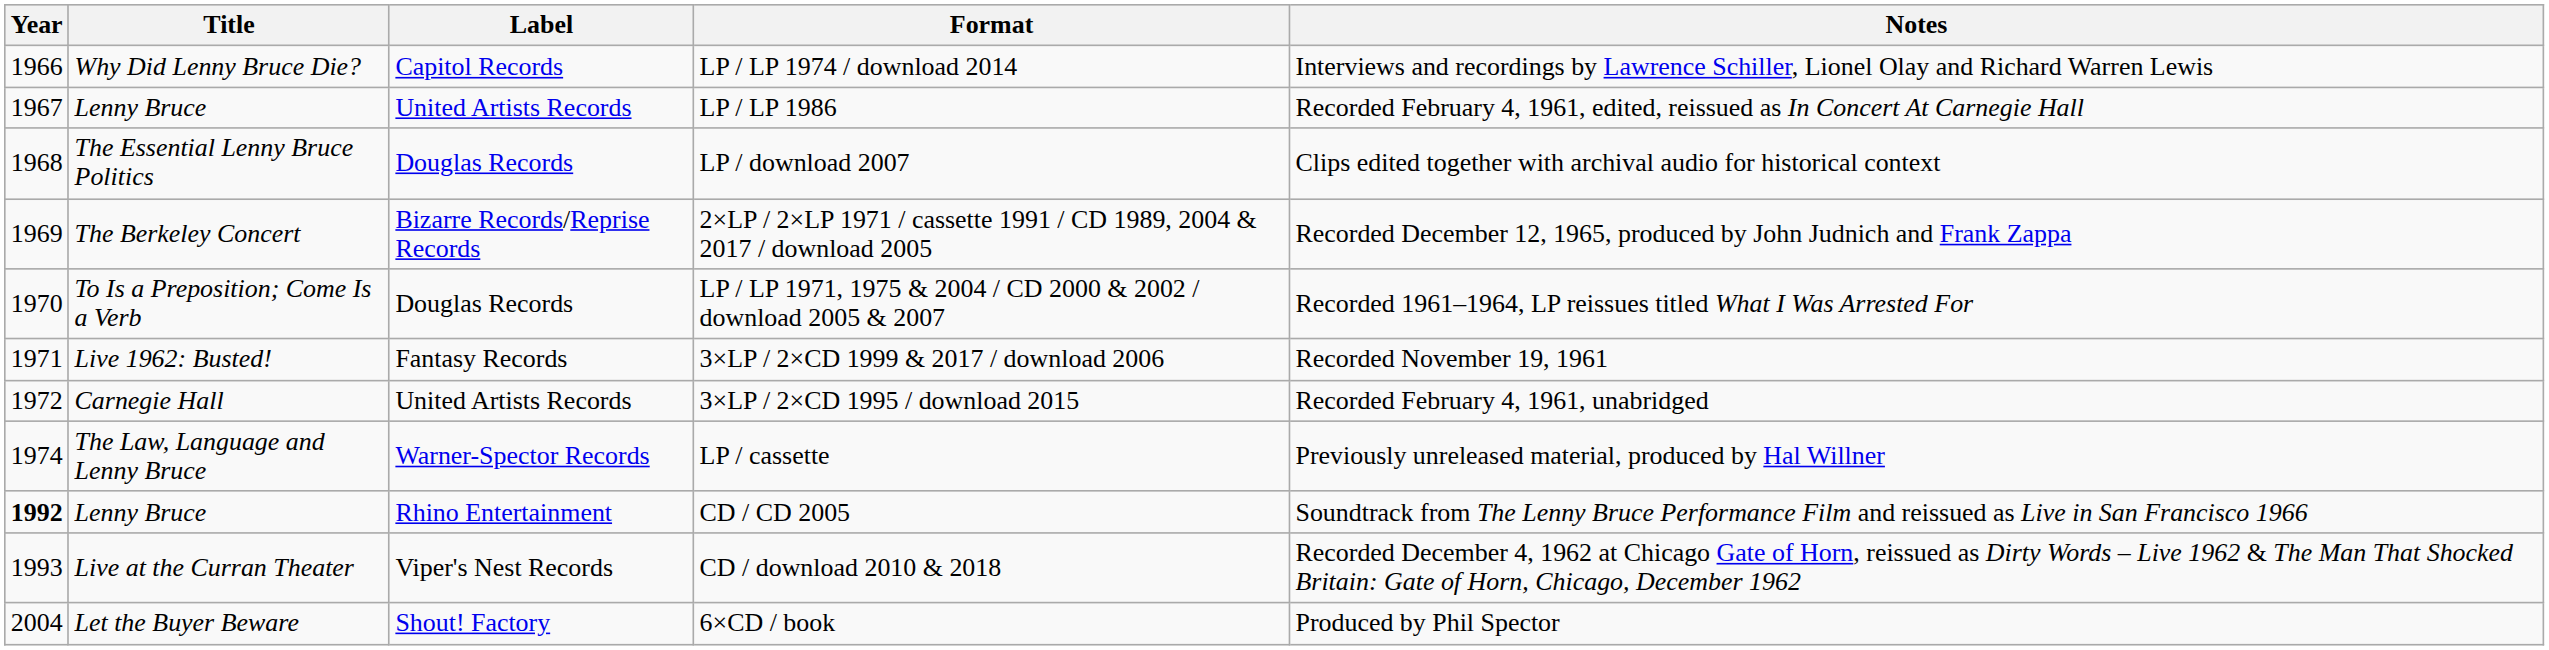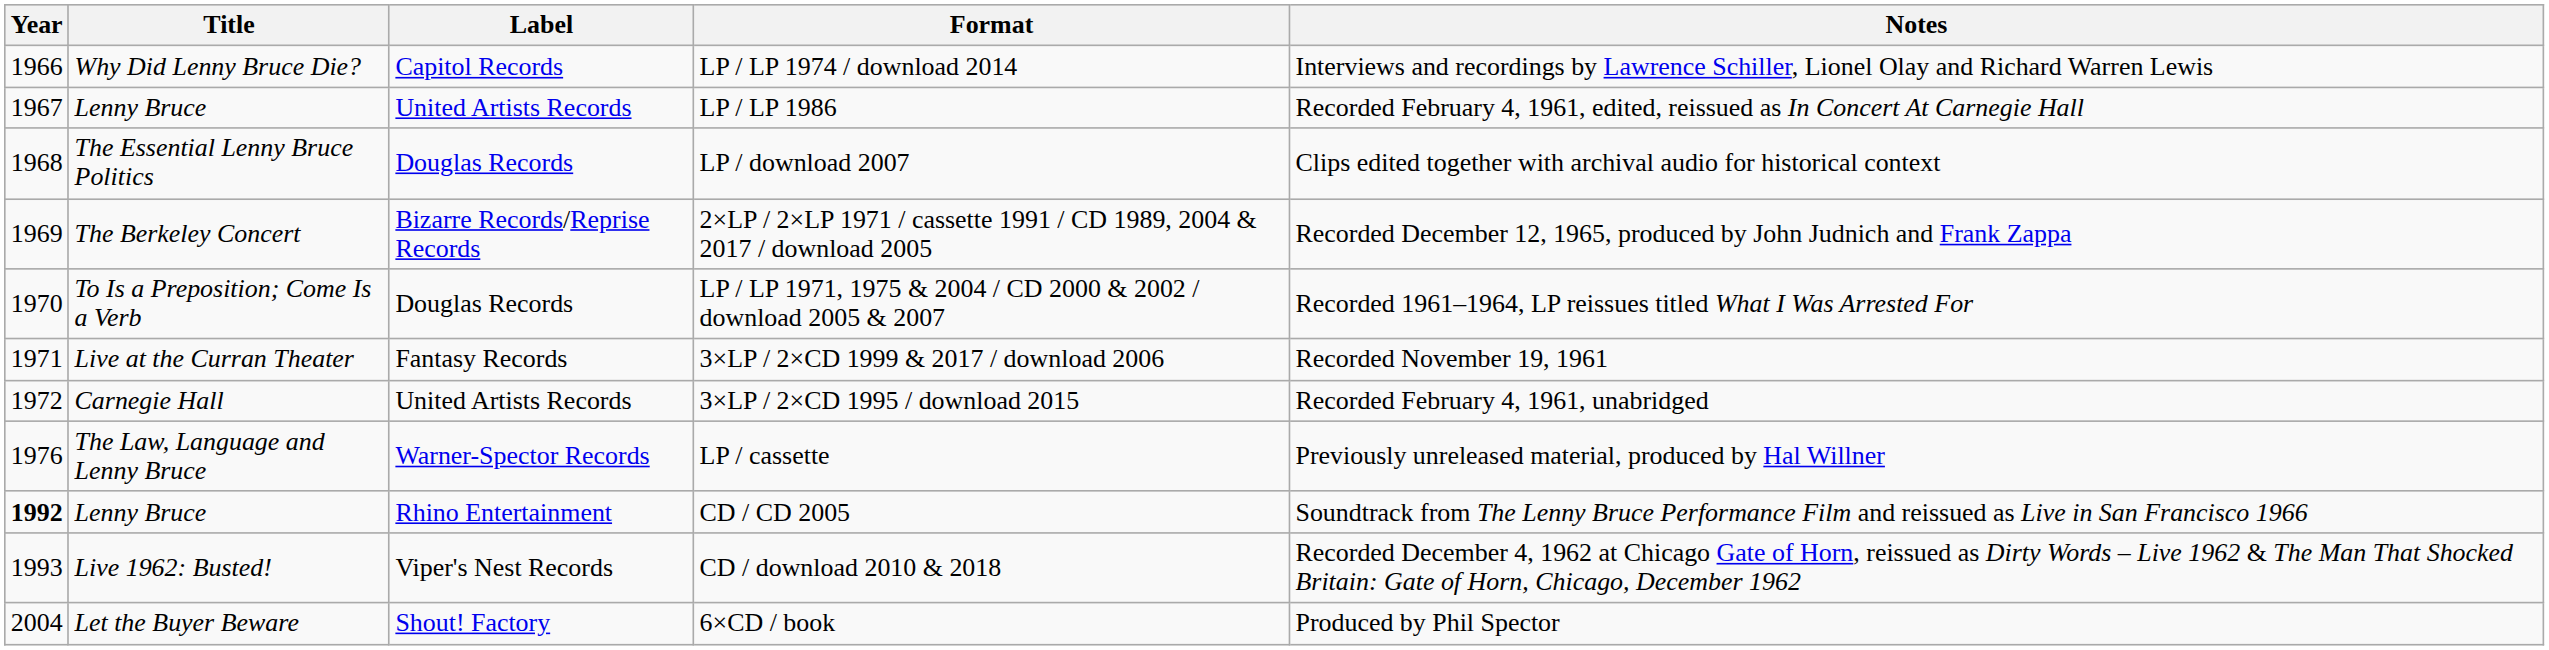(173, 359) Live 1962: Busted! -> (214, 359) Live at the Curran Theater
(37, 455) 1974 -> (37, 455) 1976
(214, 567) Live at the Curran Theater -> (173, 567) Live 1962: Busted!
